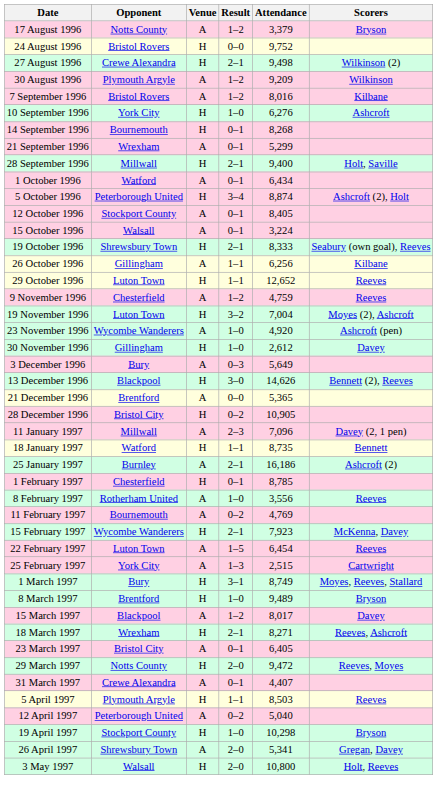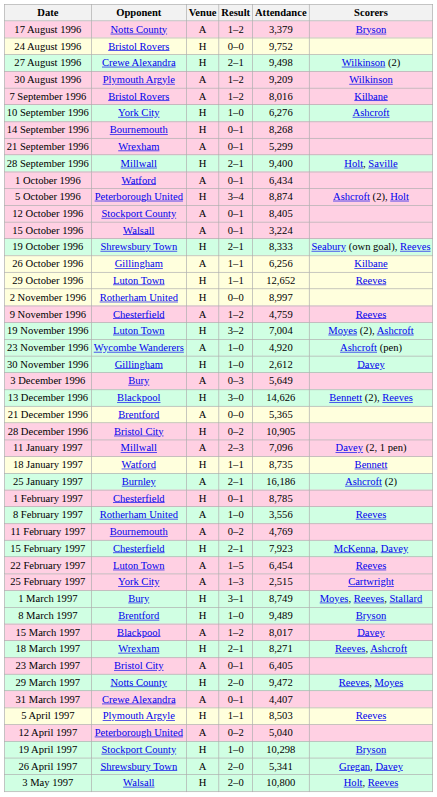+ row: (48, 297)
(139, 532) Wycombe Wanderers -> (139, 548) Chesterfield
